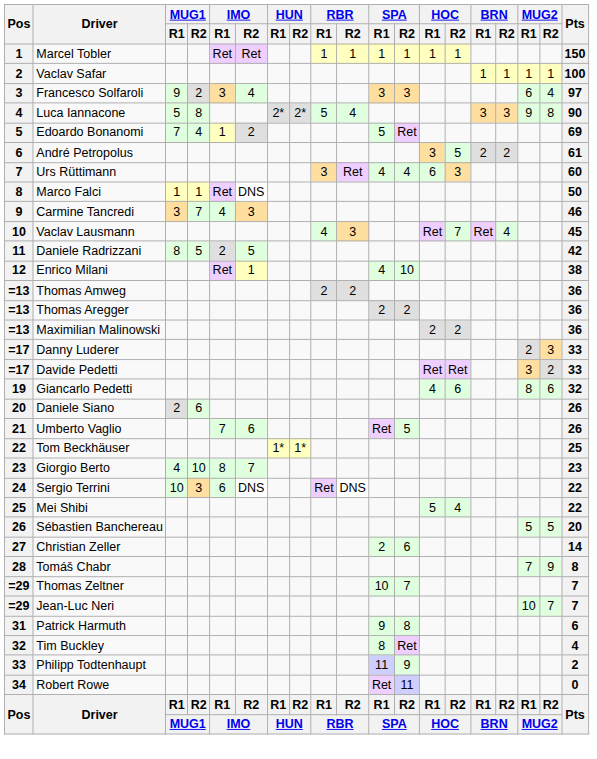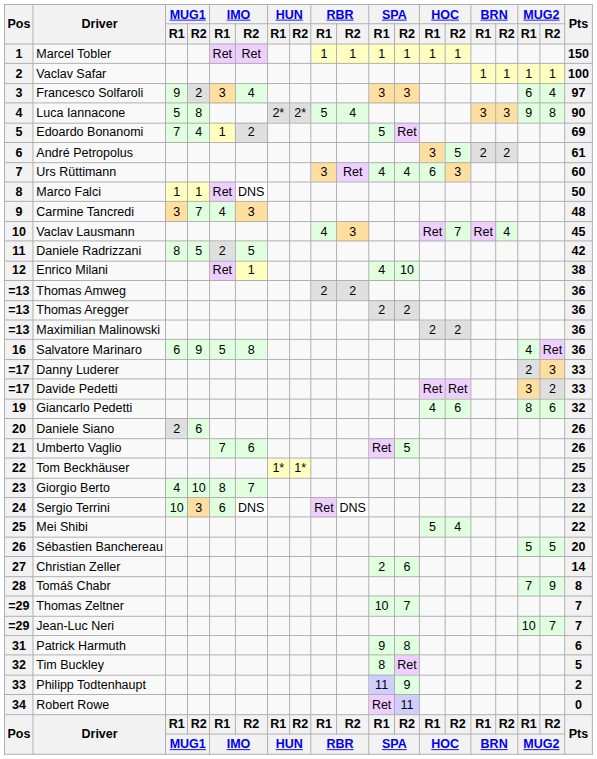(575, 211) 46 -> (578, 211) 48
+ row: (89, 349)
(575, 645) 4 -> (578, 665) 5
